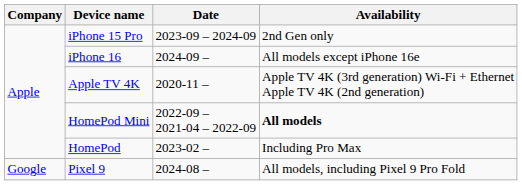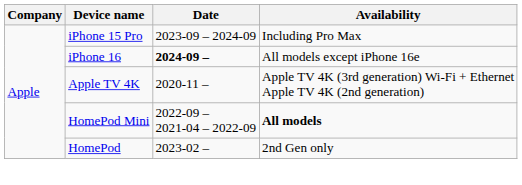(298, 35) 2nd Gen only -> (312, 35) Including Pro Max
(182, 56) normal -> (182, 56) bold
(312, 148) Including Pro Max -> (298, 148) 2nd Gen only
- row: (87, 169)
